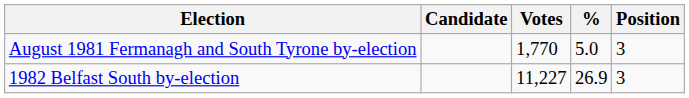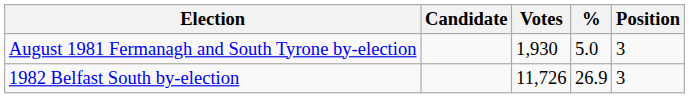(537, 48) 1,770 -> (537, 48) 1,930
(541, 78) 11,227 -> (541, 78) 11,726
